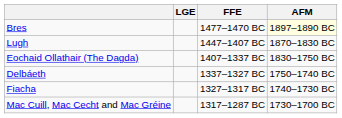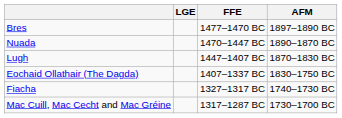(302, 27) lightyellow background -> (302, 27) no background
+ row: (21, 43)
- row: (26, 74)
